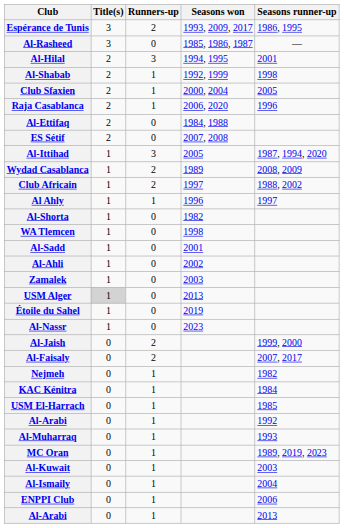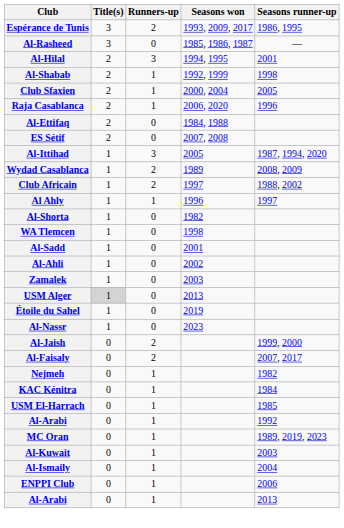- row: (48, 437)
